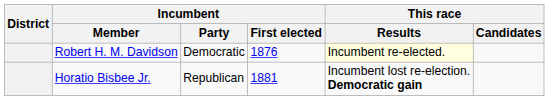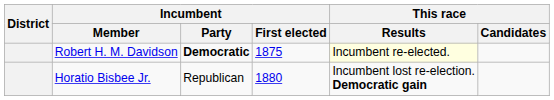(214, 52) normal -> (216, 52) bold
(264, 52) 1876 -> (269, 52) 1875
(264, 78) 1881 -> (269, 78) 1880
